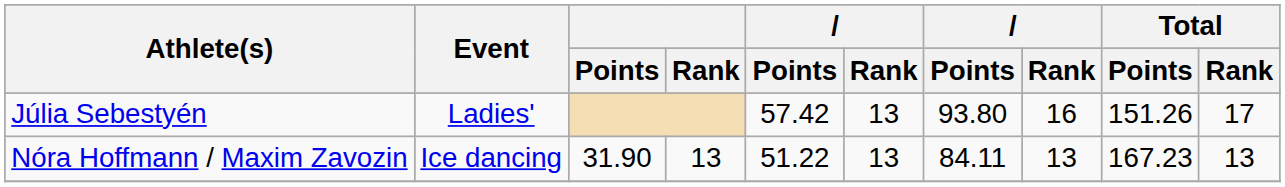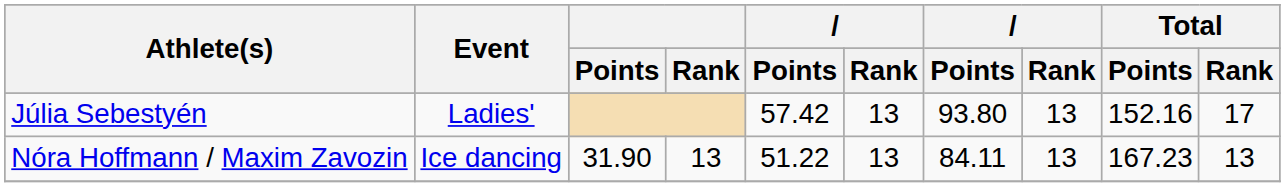(1061, 114) 16 -> (1061, 114) 13
(1150, 114) 151.26 -> (1150, 114) 152.16
